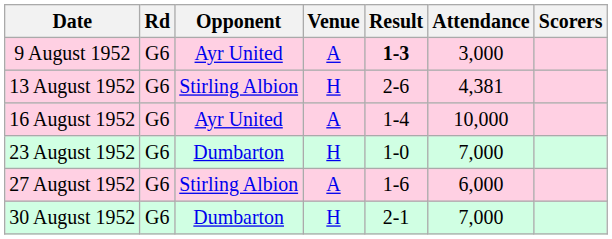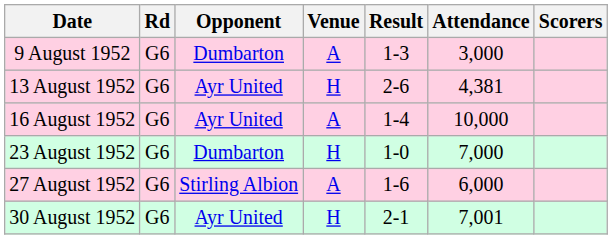(239, 53) Ayr United -> (239, 53) Dumbarton
(396, 53) bold -> (396, 53) normal
(239, 86) Stirling Albion -> (239, 86) Ayr United
(239, 218) Dumbarton -> (239, 218) Ayr United
(481, 218) 7,000 -> (481, 218) 7,001
